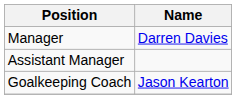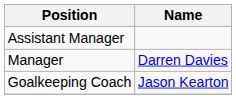rows swapped: (35, 37) <-> (66, 60)
